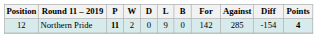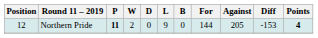(206, 25) 142 -> (206, 25) 144
(237, 25) 285 -> (237, 25) 205
(268, 25) -154 -> (268, 25) -153
